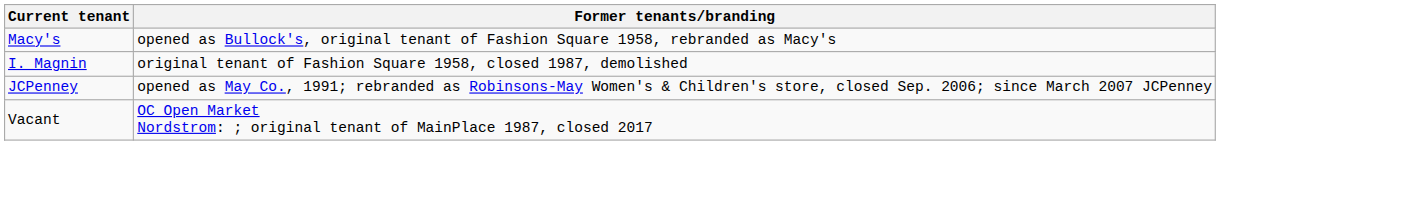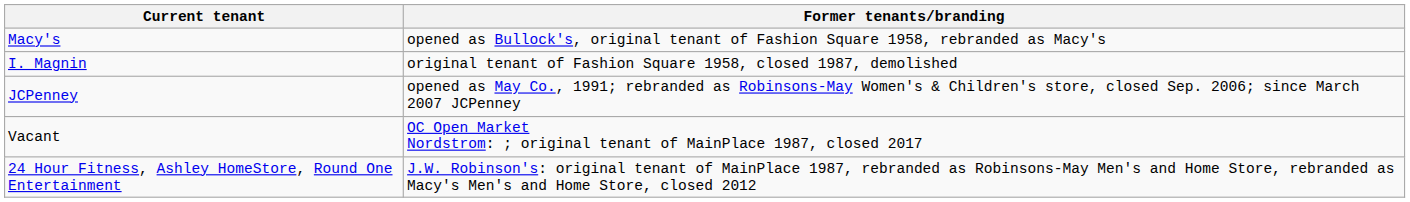+ row: (200, 177)
